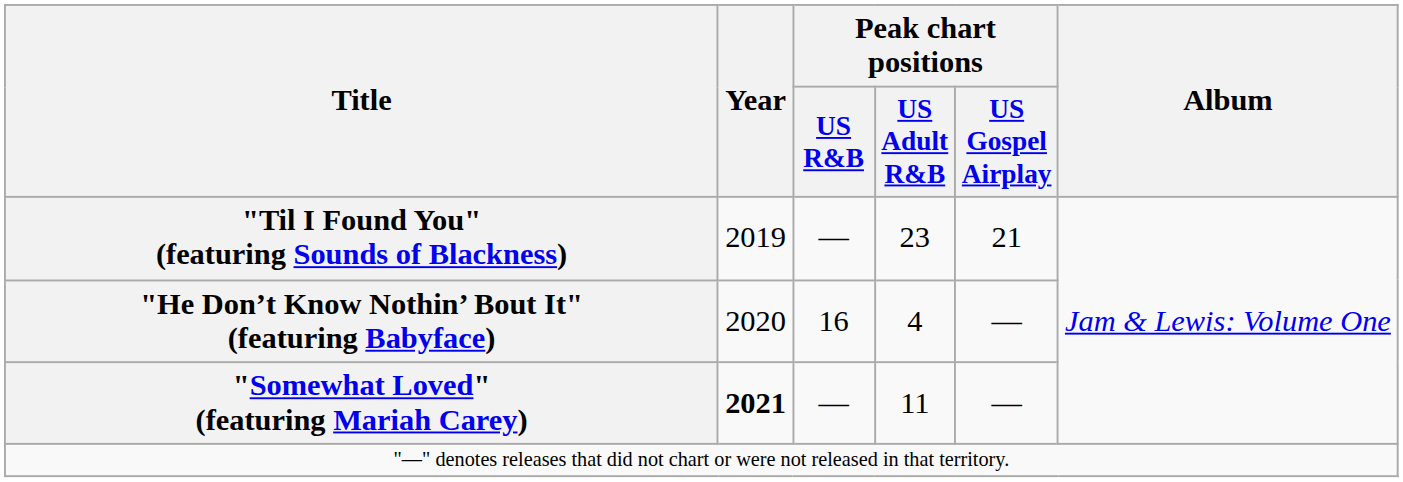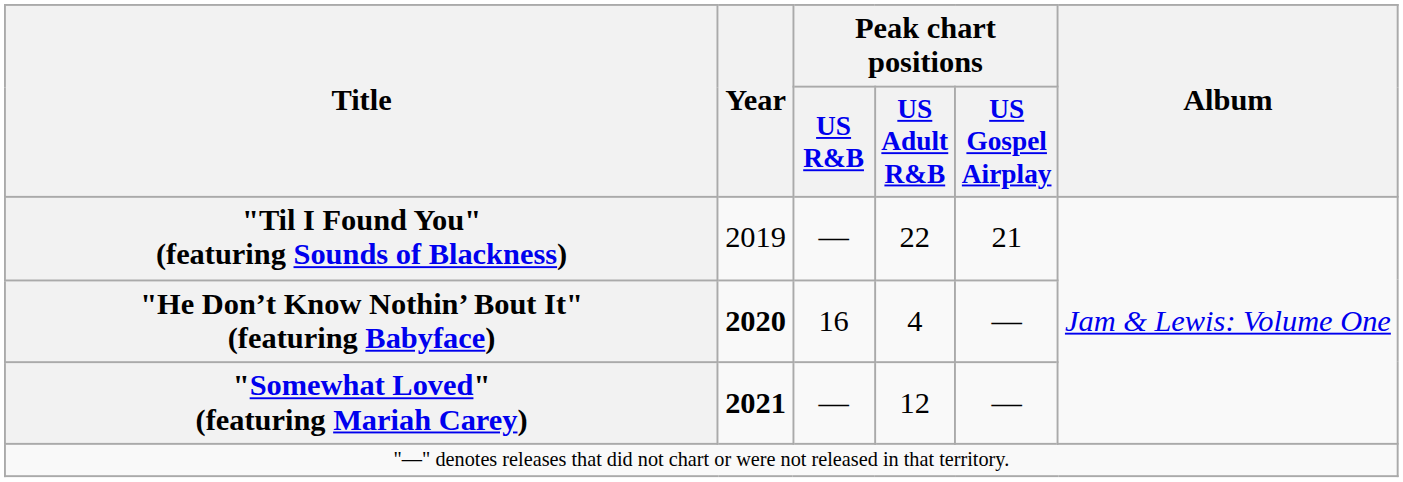(915, 237) 23 -> (915, 237) 22
(756, 320) normal -> (756, 320) bold
(915, 402) 11 -> (915, 402) 12
